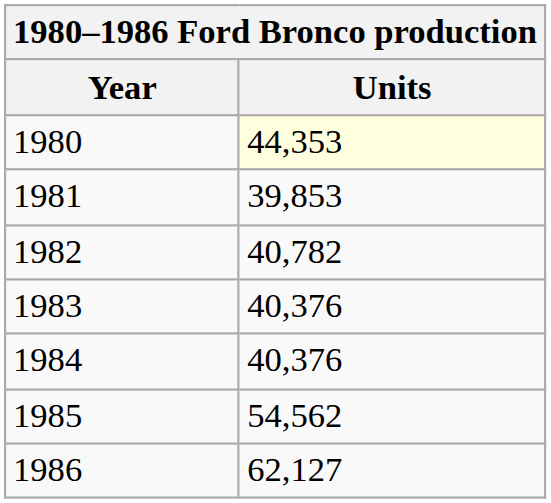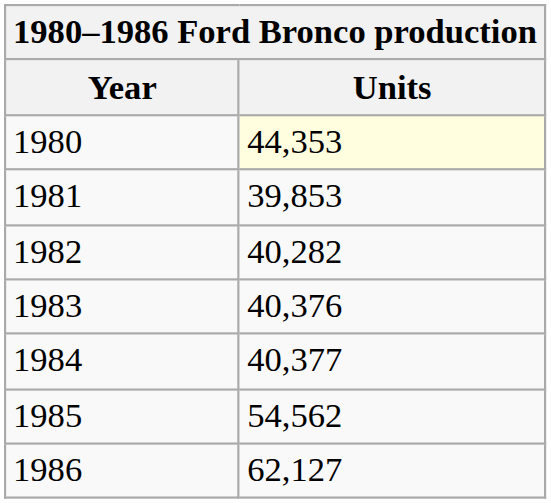(295, 251) 40,782 -> (295, 251) 40,282
(295, 360) 40,376 -> (295, 360) 40,377
